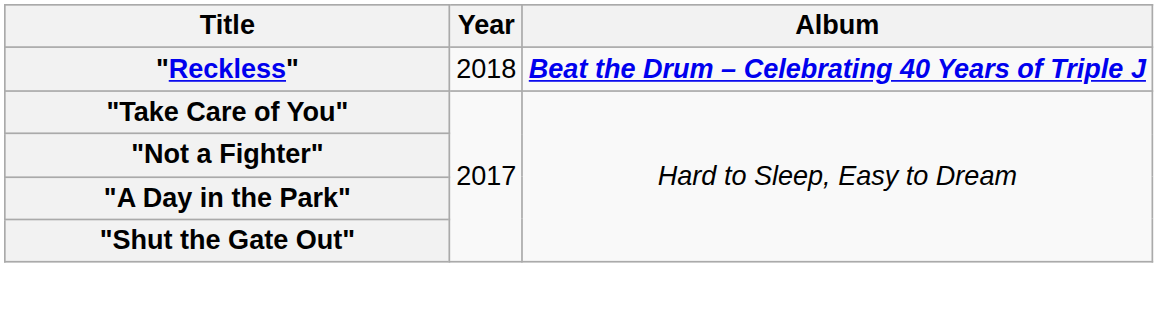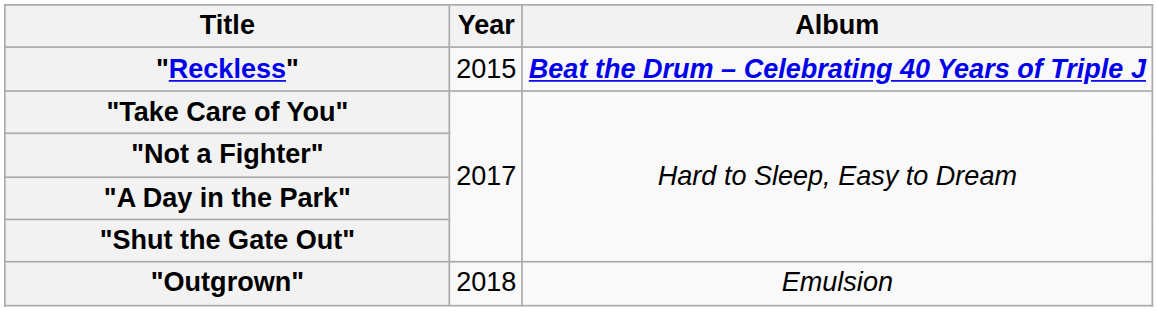(486, 68) 2018 -> (486, 68) 2015
+ row: (227, 283)
